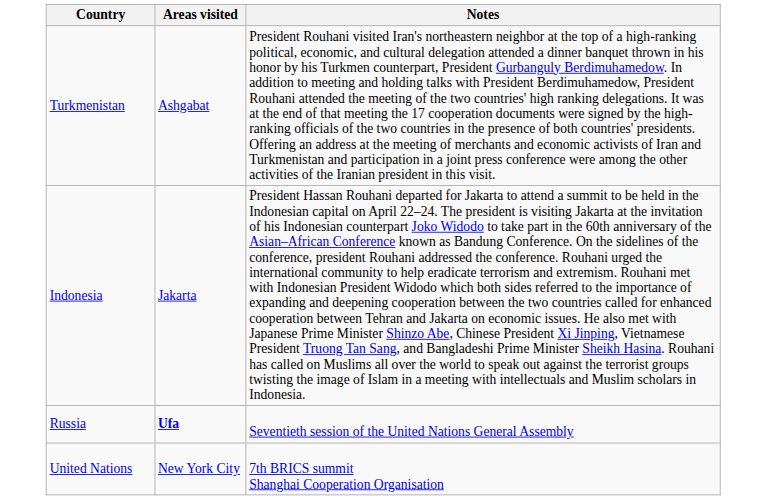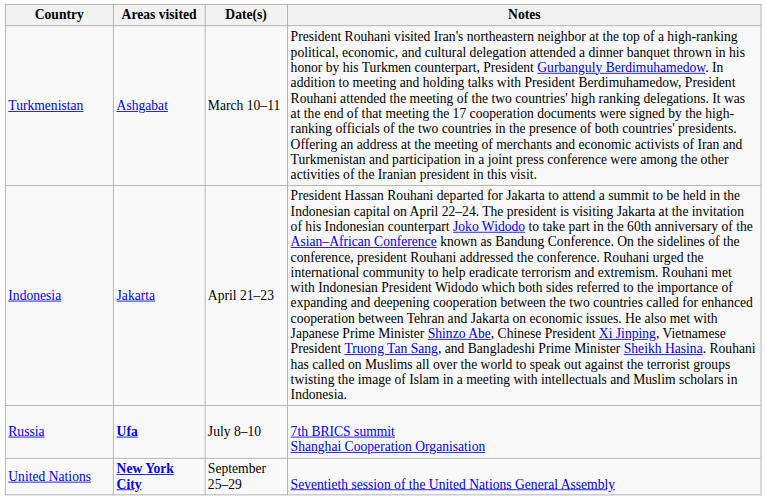+ column: (246, 15)
(411, 431) Seventieth session of the United Nations General Assembly -> (388, 439) 7th BRICS summit Shanghai Cooperation Organisation
(199, 468) normal -> (145, 476) bold
(347, 476) 7th BRICS summit Shanghai Cooperation Organisation -> (453, 484) Seventieth session of the United Nations General Assembly
